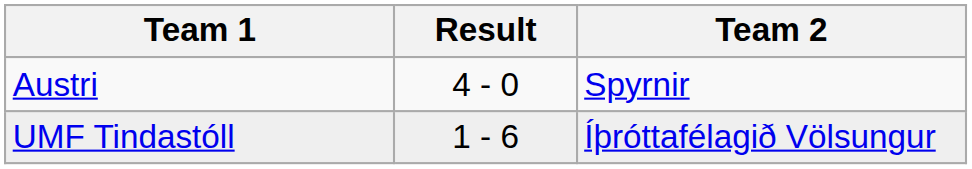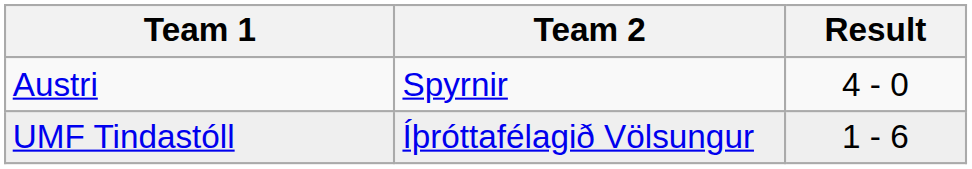columns swapped: (771, 30) <-> (486, 30)
